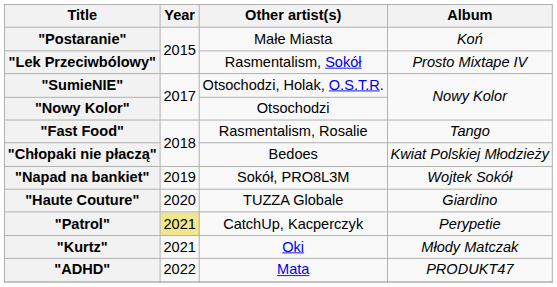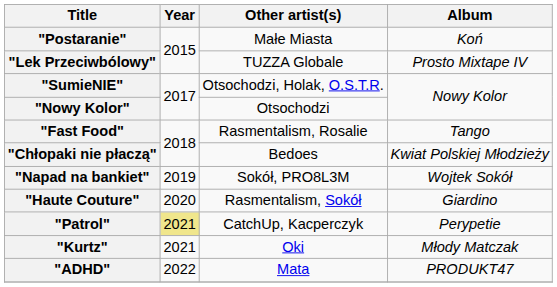(293, 62) Rasmentalism, Sokół -> (293, 62) TUZZA Globale
(293, 200) TUZZA Globale -> (293, 200) Rasmentalism, Sokół
